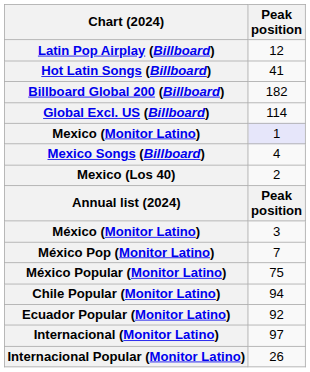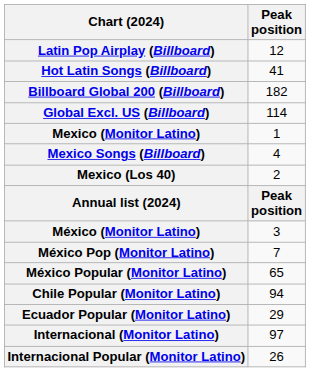(277, 133) lavender background -> (277, 133) no background
(277, 273) 75 -> (277, 273) 65
(277, 314) 92 -> (277, 314) 29
